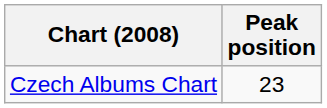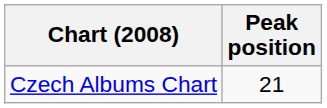(272, 84) 23 -> (272, 84) 21
